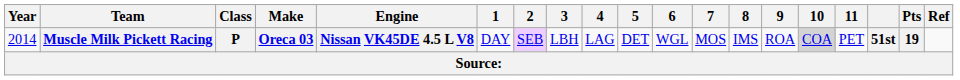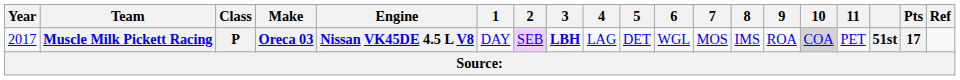(22, 39) 2014 -> (22, 39) 2017
(564, 39) normal -> (565, 39) bold
(912, 39) 19 -> (913, 39) 17
